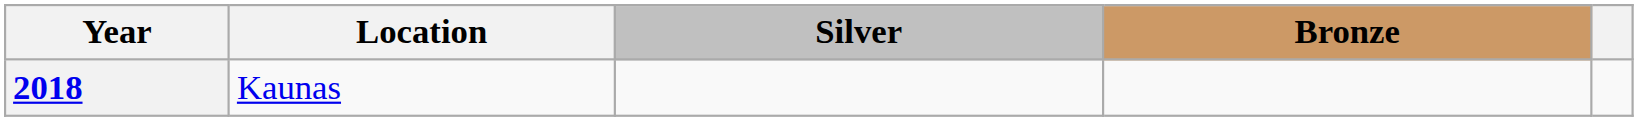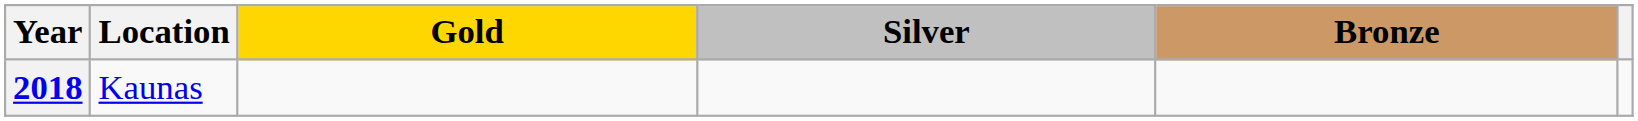+ column: (467, 32)
